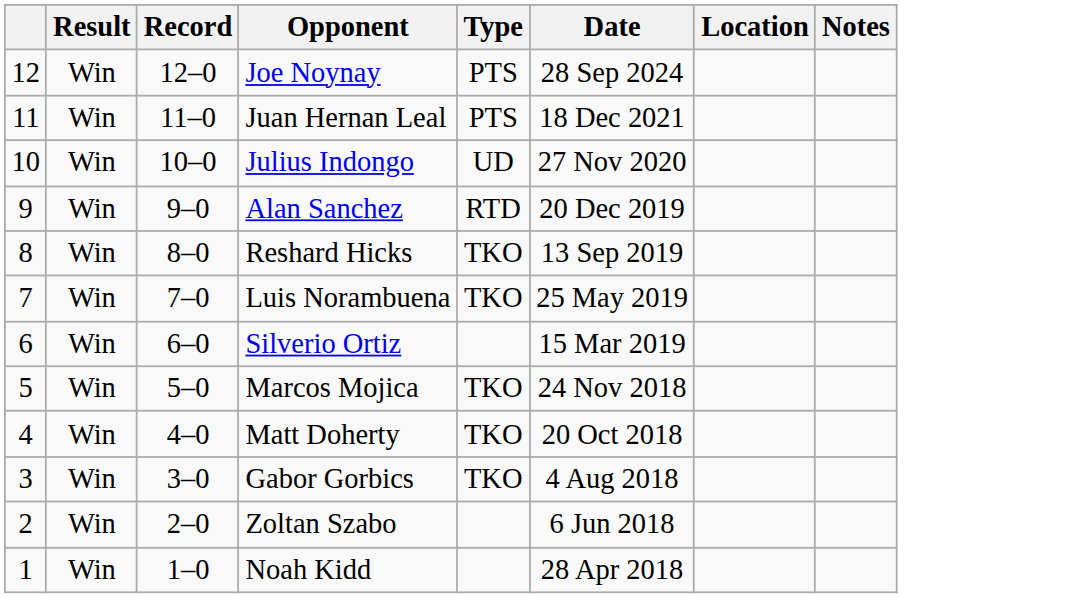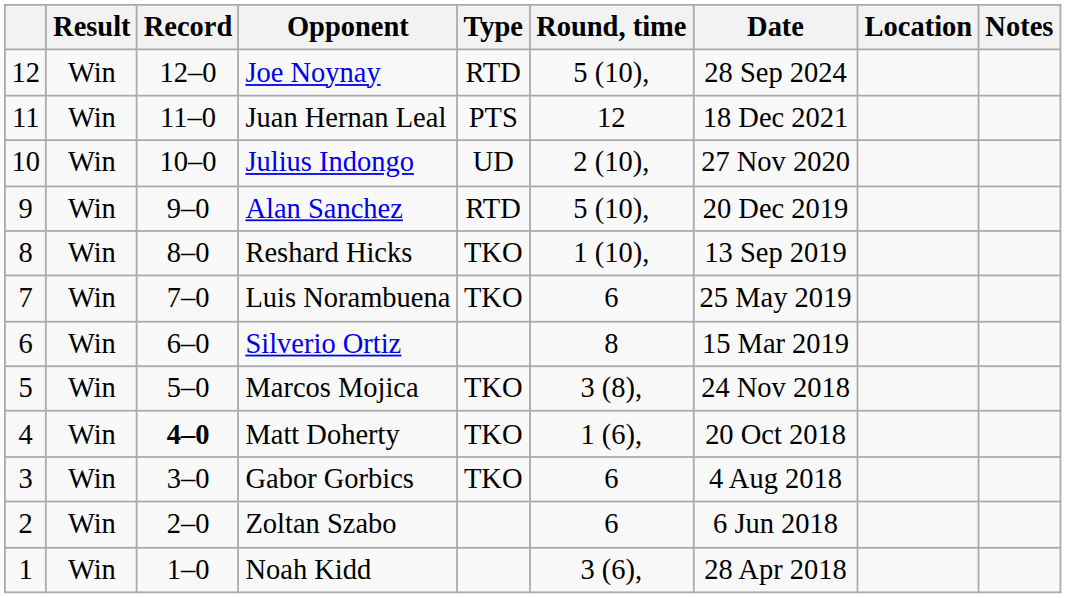+ column: (611, 27)
(493, 72) PTS -> (493, 72) RTD
(188, 433) normal -> (188, 433) bold
